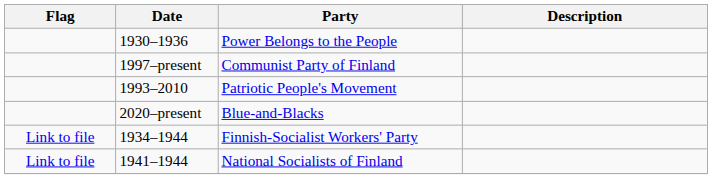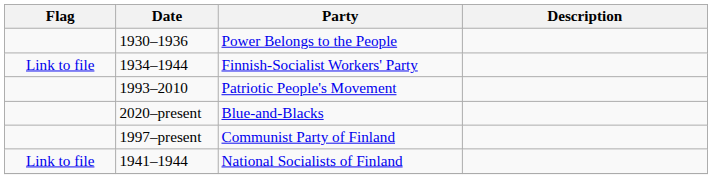rows swapped: (308, 64) <-> (320, 137)
